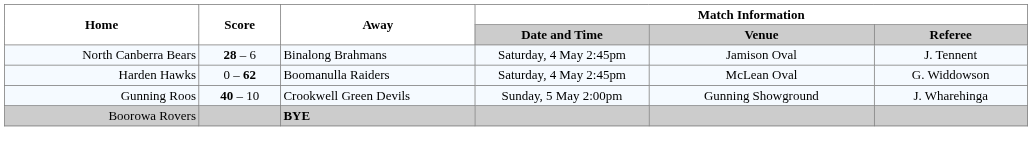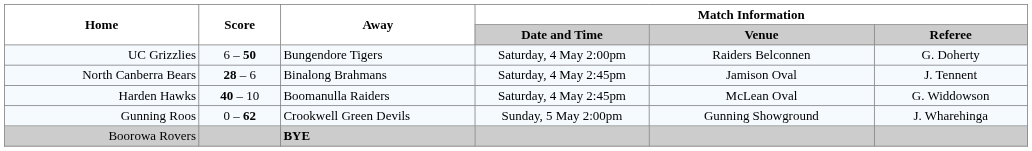+ row: (162, 55)
(240, 75) 0 – 62 -> (240, 95) 40 – 10
(240, 95) 40 – 10 -> (240, 115) 0 – 62
